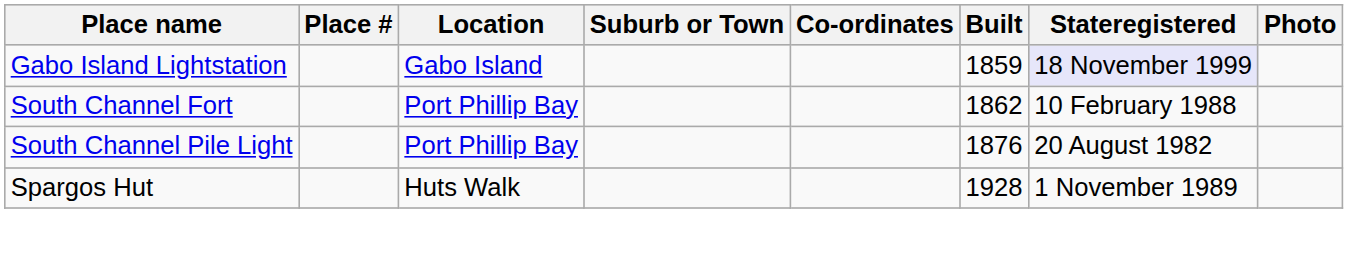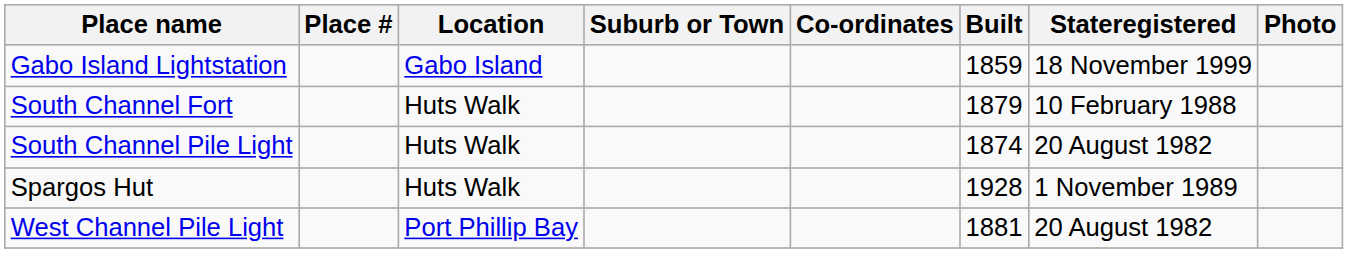(1143, 65) lavender background -> (1143, 65) no background
(491, 106) Port Phillip Bay -> (462, 106) Huts Walk
(994, 106) 1862 -> (994, 106) 1879
(491, 146) Port Phillip Bay -> (462, 146) Huts Walk
(994, 146) 1876 -> (994, 146) 1874
+ row: (147, 227)
